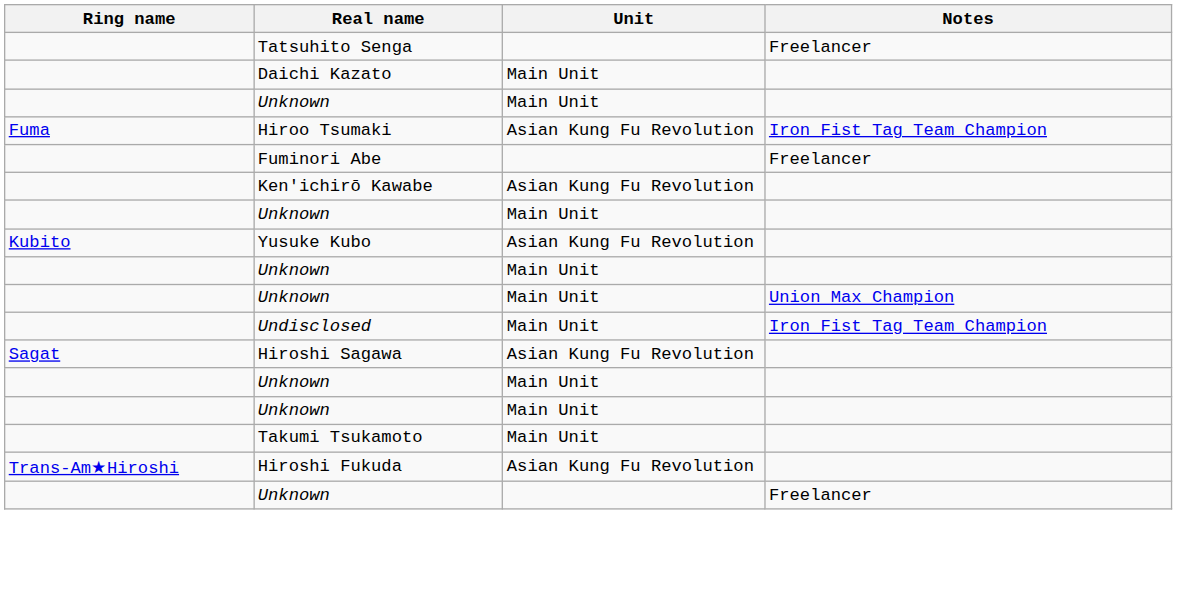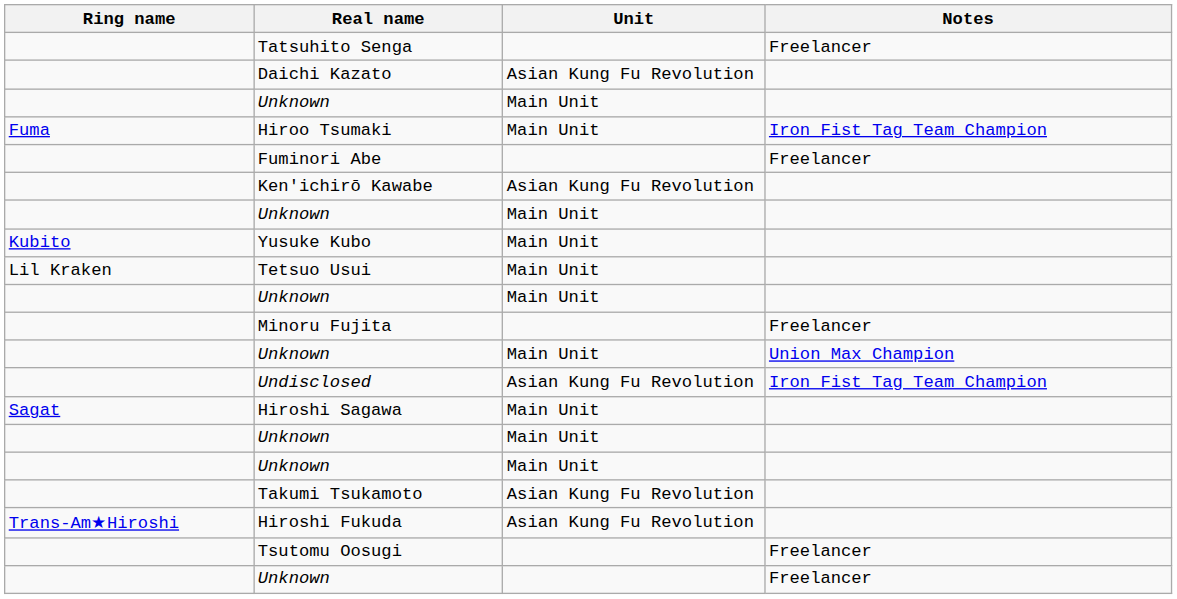(553, 75) Main Unit -> (630, 75) Asian Kung Fu Revolution
(630, 131) Asian Kung Fu Revolution -> (553, 131) Main Unit
(630, 242) Asian Kung Fu Revolution -> (553, 242) Main Unit
+ row: (314, 270)
+ row: (325, 326)
(553, 326) Main Unit -> (630, 382) Asian Kung Fu Revolution
(630, 354) Asian Kung Fu Revolution -> (553, 410) Main Unit
(553, 438) Main Unit -> (630, 494) Asian Kung Fu Revolution
+ row: (330, 551)
